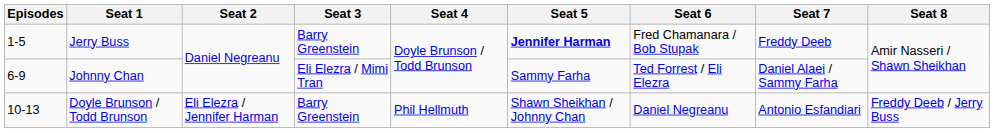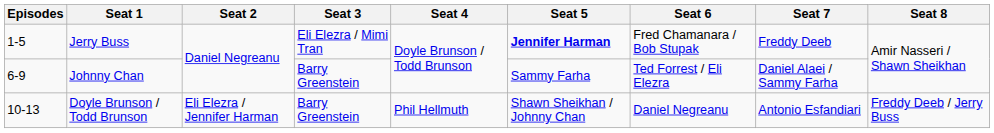(328, 41) Barry Greenstein -> (343, 41) Eli Elezra / Mimi Tran
(343, 75) Eli Elezra / Mimi Tran -> (328, 75) Barry Greenstein
